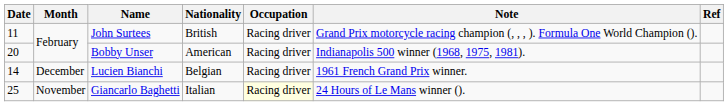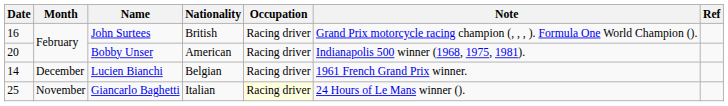(13, 33) 11 -> (13, 33) 16
